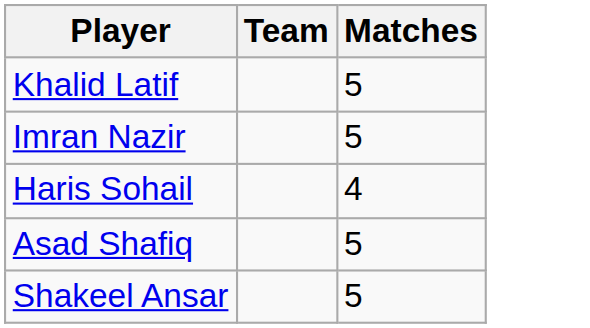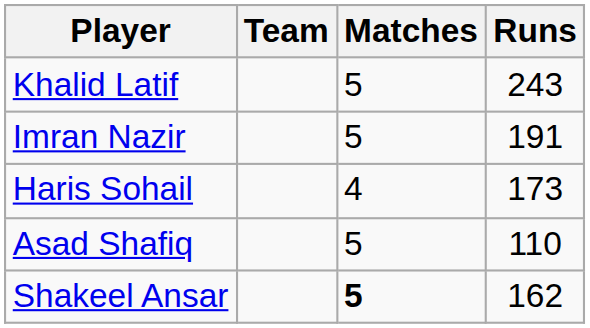+ column: (535, 31)
(353, 296) normal -> (353, 296) bold
